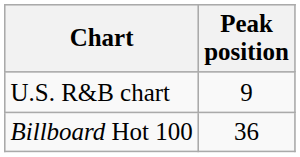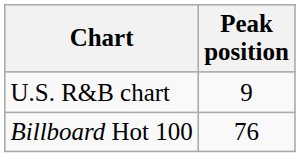(246, 131) 36 -> (246, 131) 76
